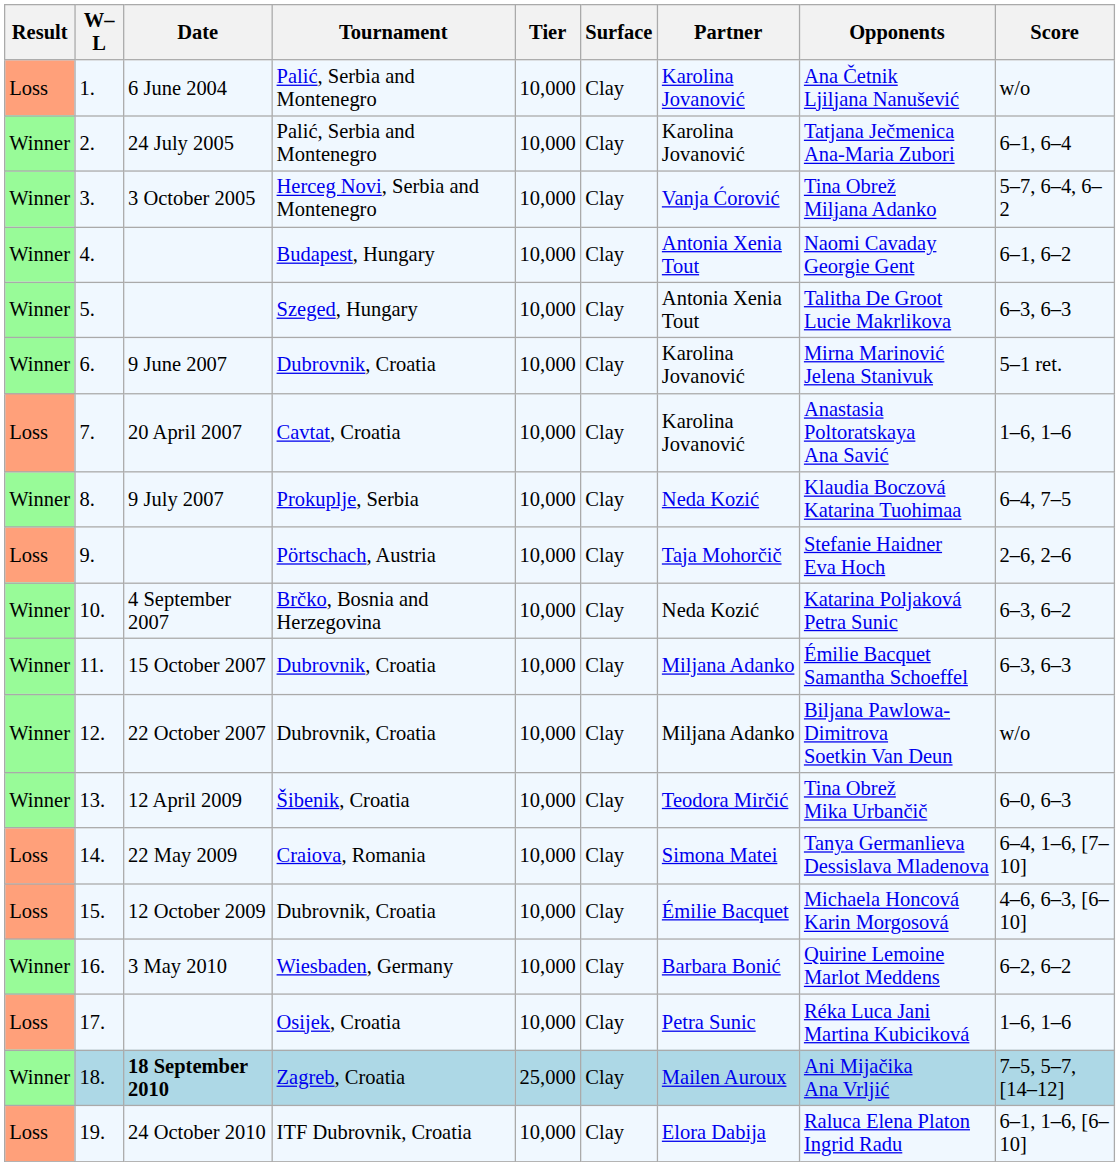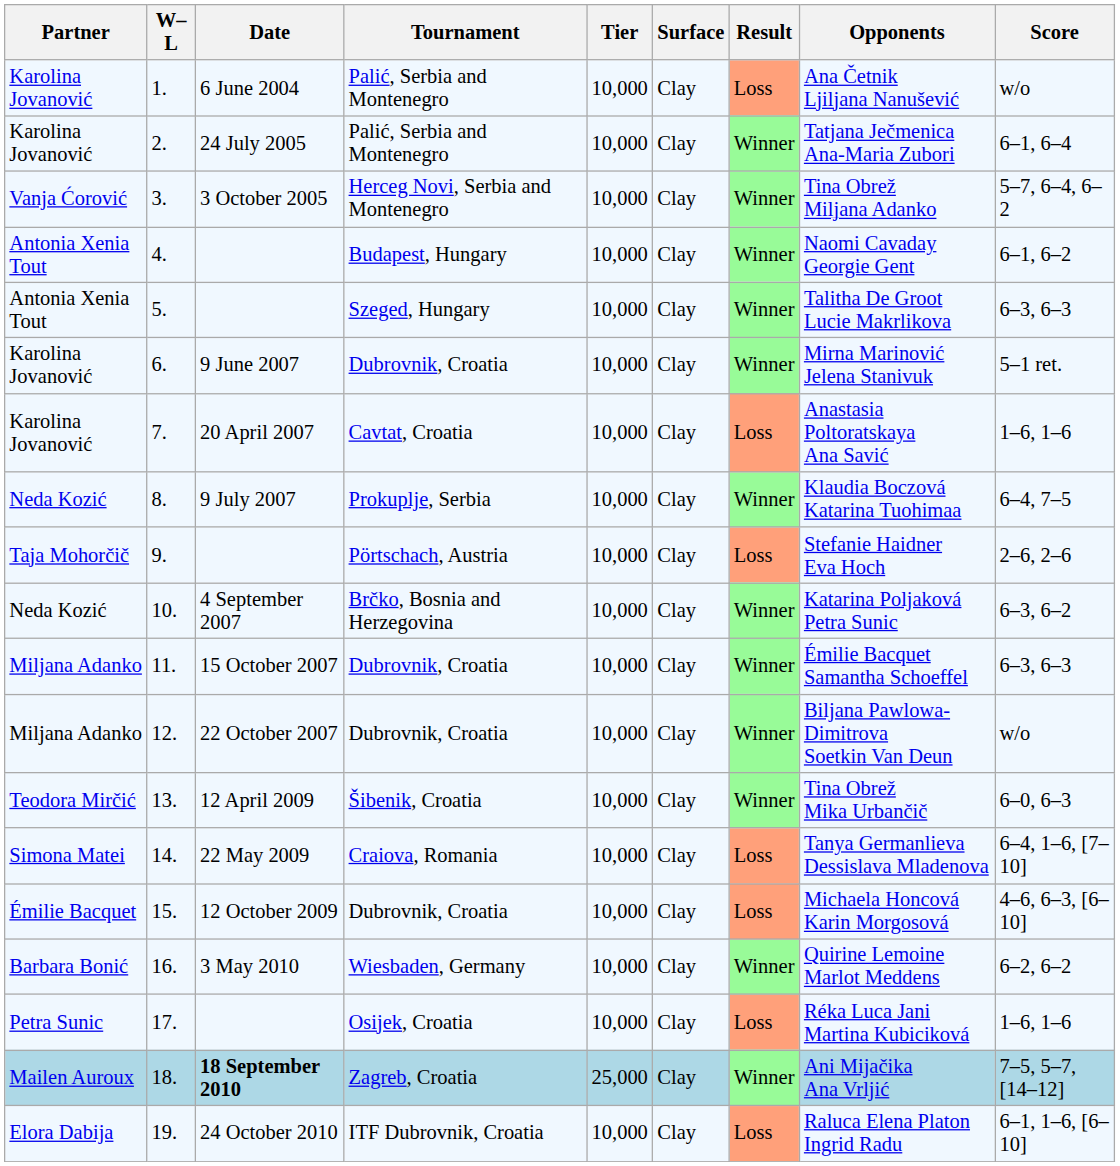columns swapped: (40, 32) <-> (728, 32)
